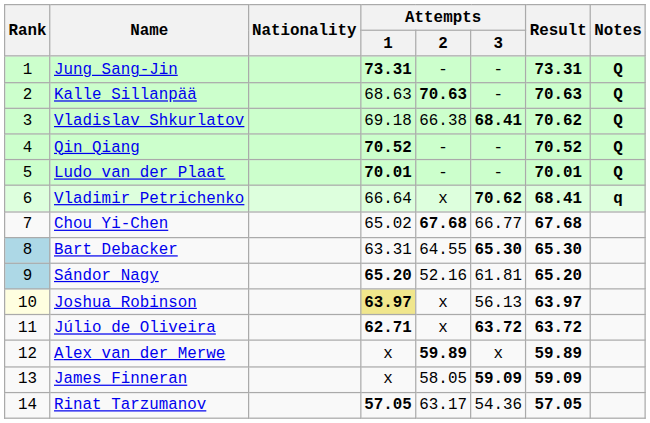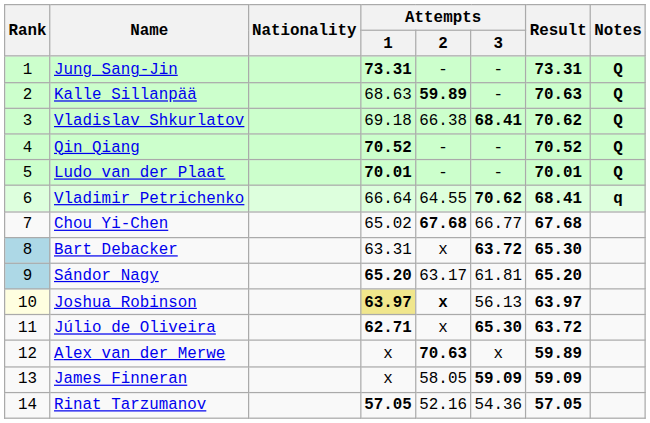(443, 95) 70.63 -> (443, 95) 59.89
(443, 198) x -> (443, 198) 64.55
(443, 250) 64.55 -> (443, 250) x
(498, 250) 65.30 -> (498, 250) 63.72
(443, 276) 52.16 -> (443, 276) 63.17
(443, 302) normal -> (443, 302) bold
(498, 328) 63.72 -> (498, 328) 65.30
(443, 354) 59.89 -> (443, 354) 70.63
(443, 405) 63.17 -> (443, 405) 52.16
